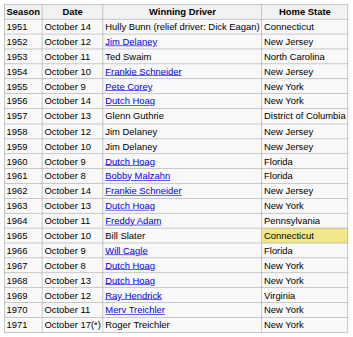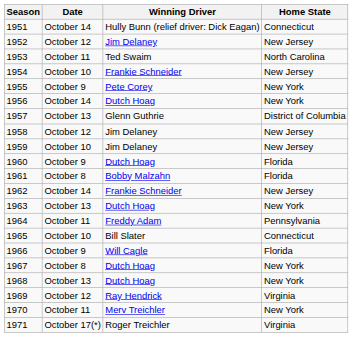(289, 236) khaki background -> (289, 236) no background
(284, 325) New York -> (280, 325) Virginia
